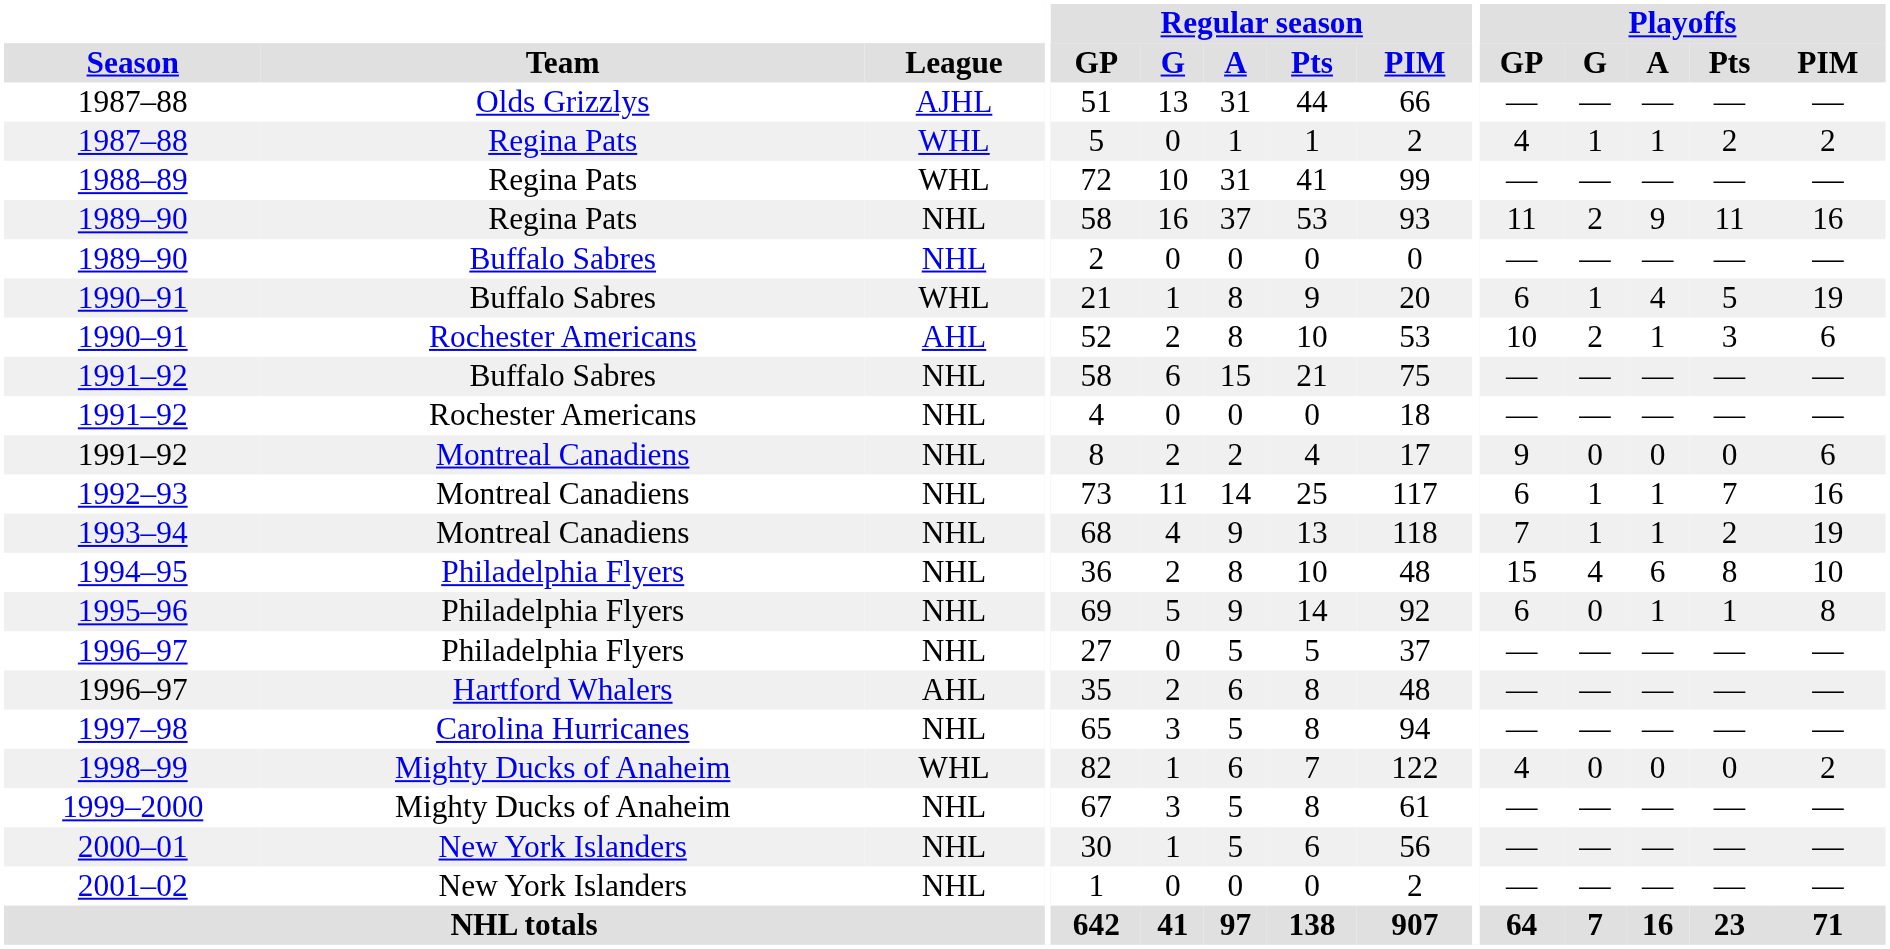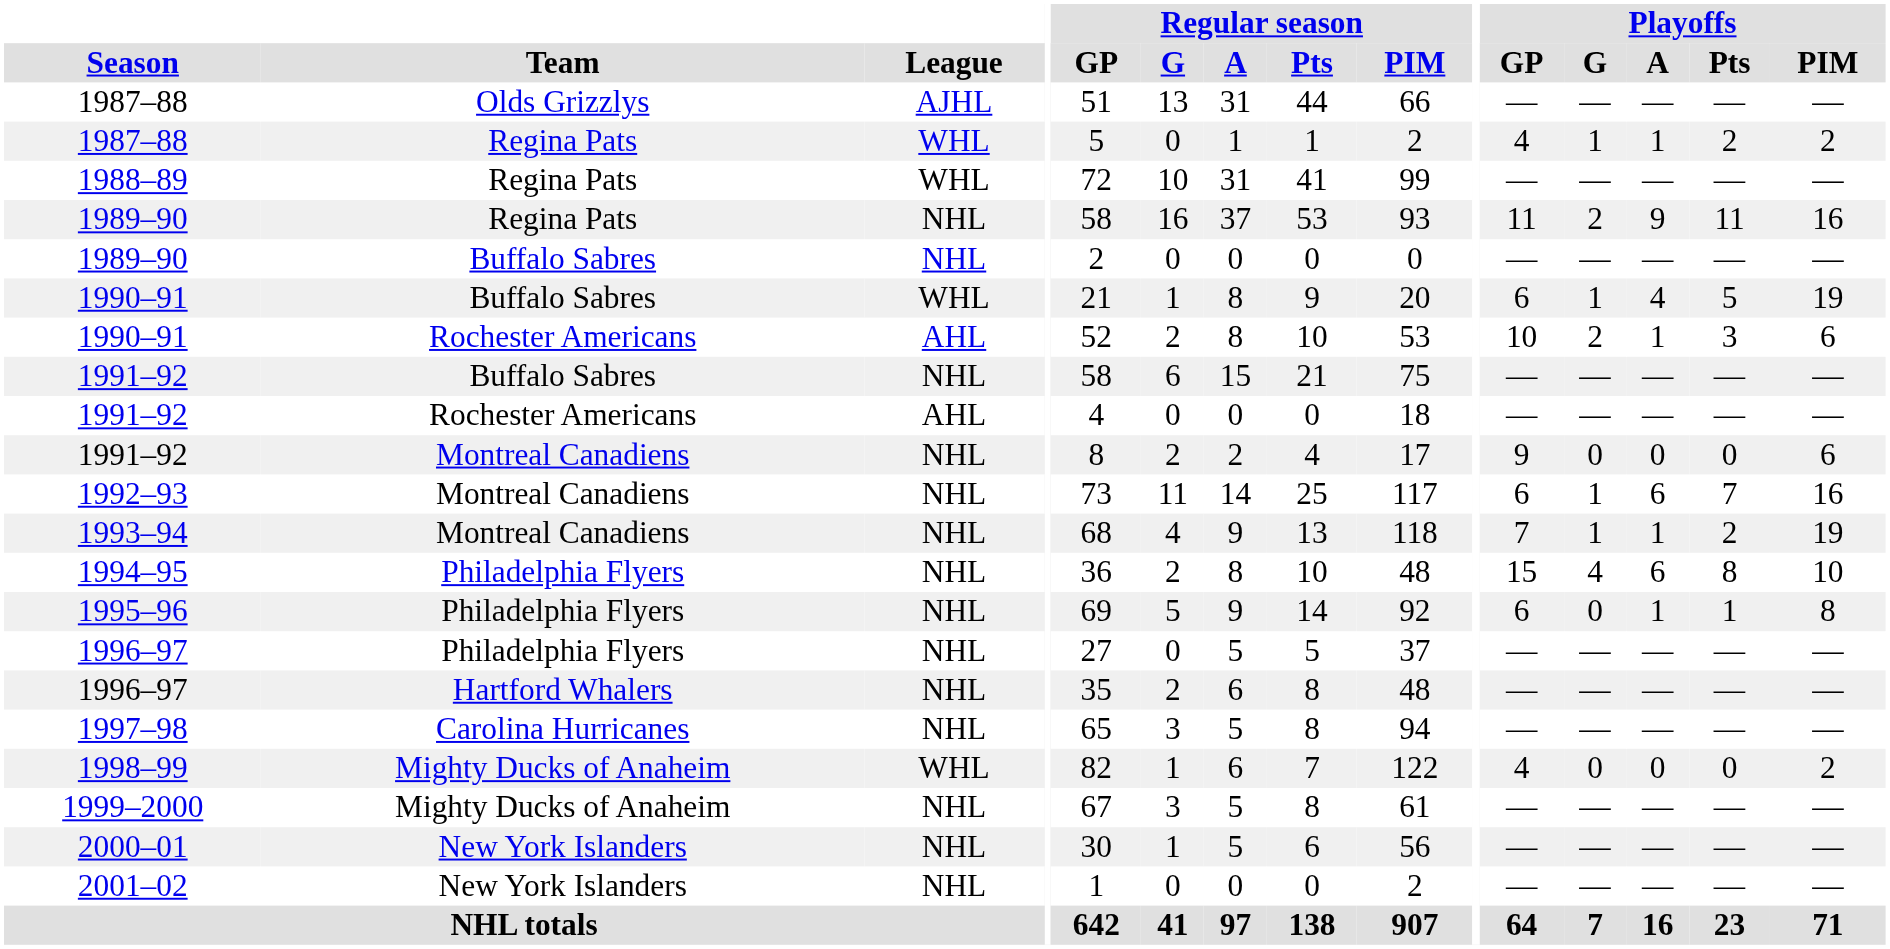(954, 415) NHL -> (954, 415) AHL
(1658, 493) 1 -> (1658, 493) 6
(954, 689) AHL -> (954, 689) NHL
